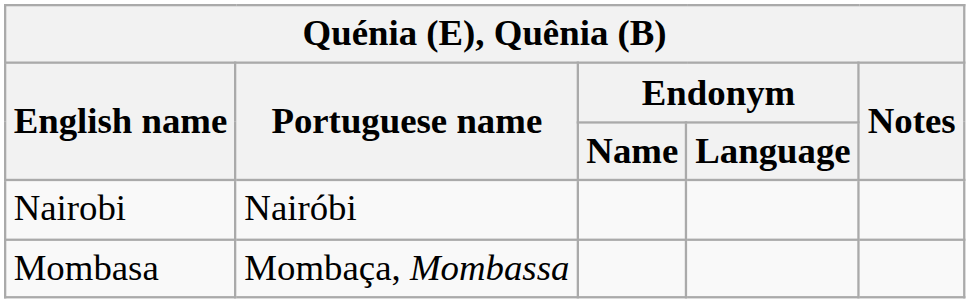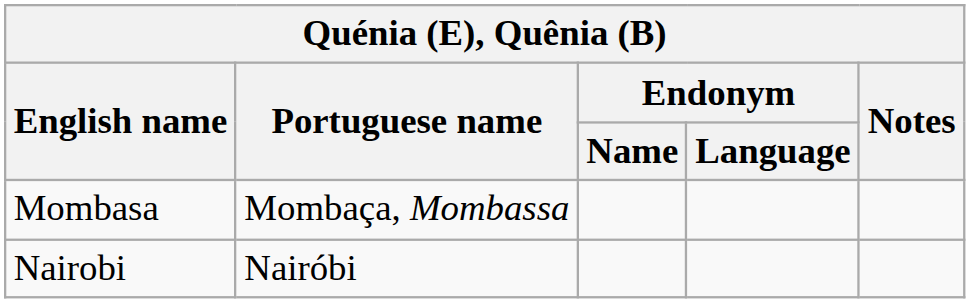rows swapped: (70, 208) <-> (86, 267)
